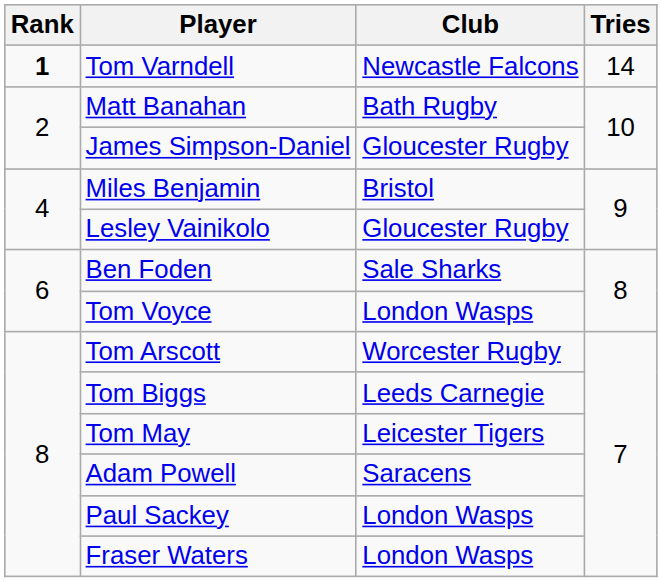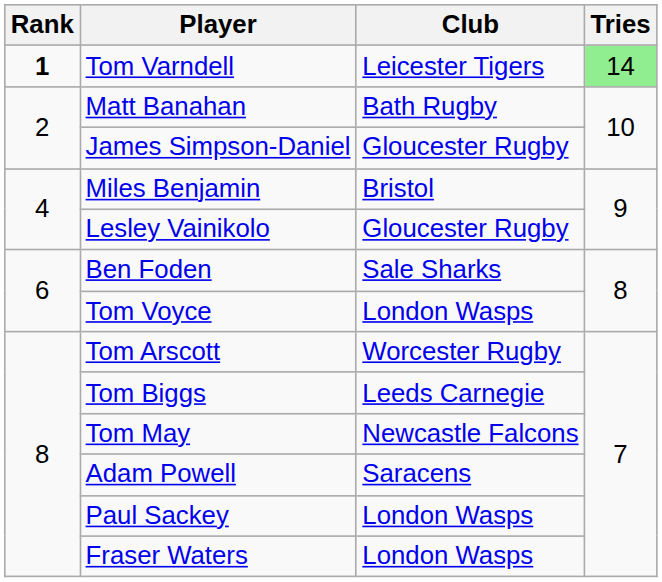(470, 65) Newcastle Falcons -> (453, 65) Leicester Tigers
(620, 65) no background -> (620, 65) lightgreen background
(453, 433) Leicester Tigers -> (470, 433) Newcastle Falcons
